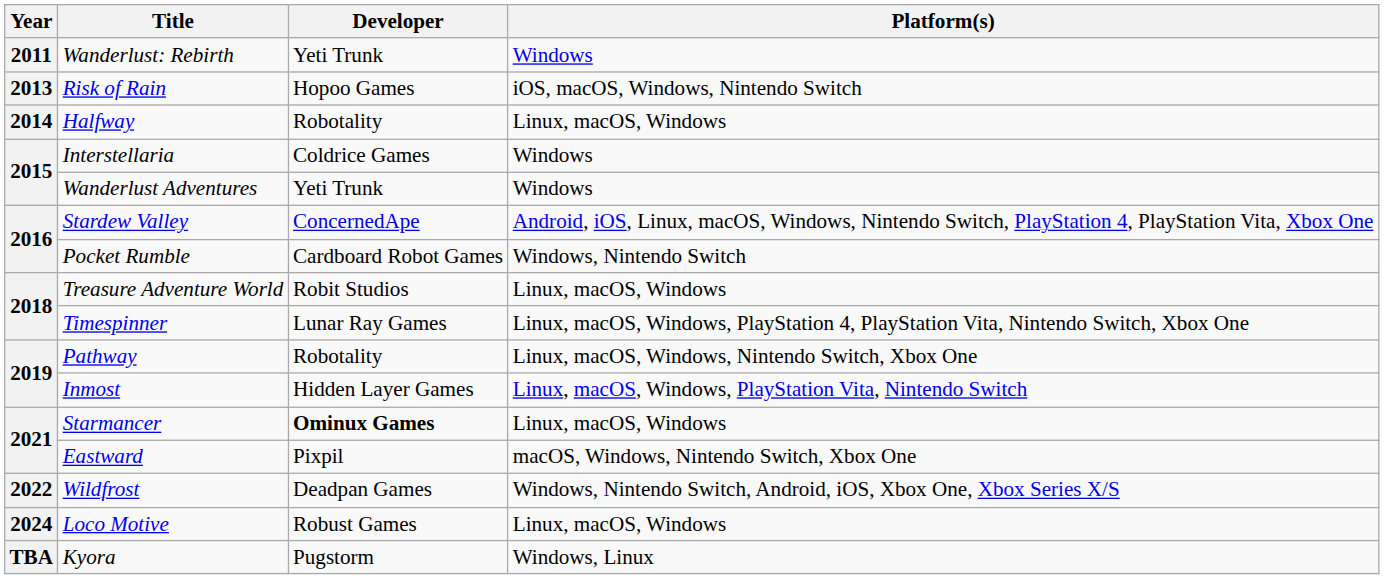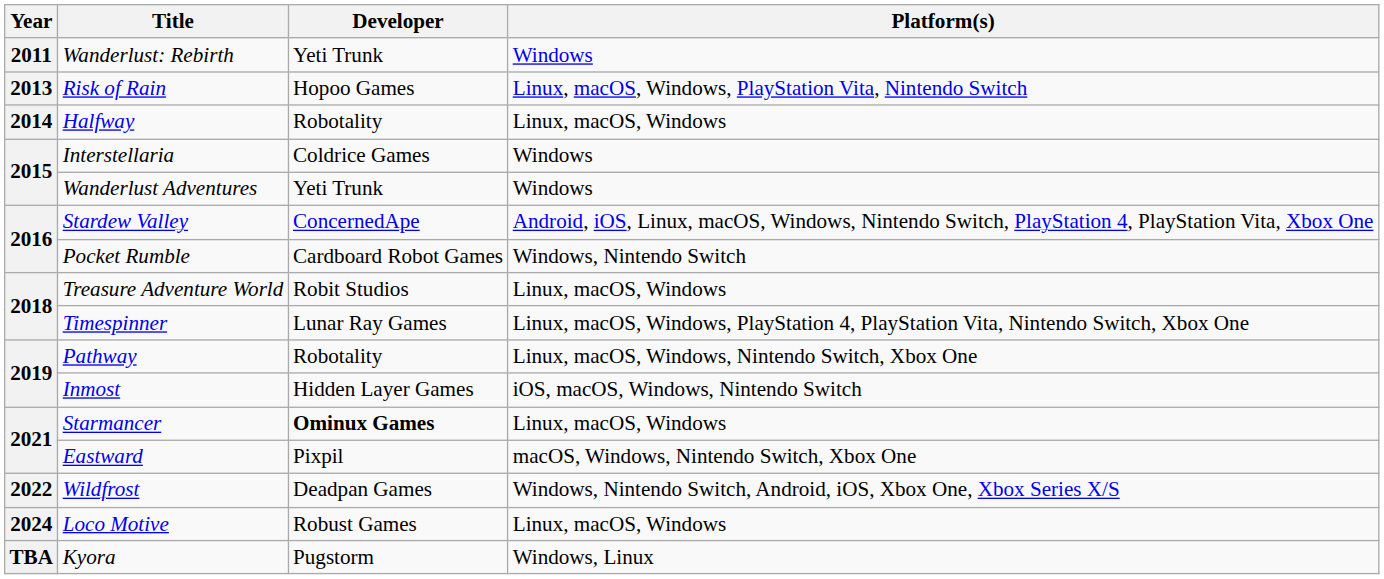(687, 88) iOS, macOS, Windows, Nintendo Switch -> (770, 88) Linux, macOS, Windows, PlayStation Vita, Nintendo Switch
(770, 389) Linux, macOS, Windows, PlayStation Vita, Nintendo Switch -> (687, 389) iOS, macOS, Windows, Nintendo Switch
